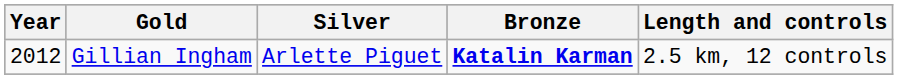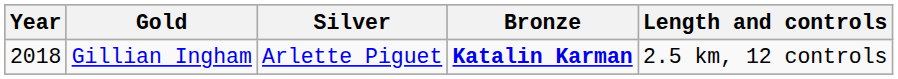(36, 57) 2012 -> (36, 57) 2018
